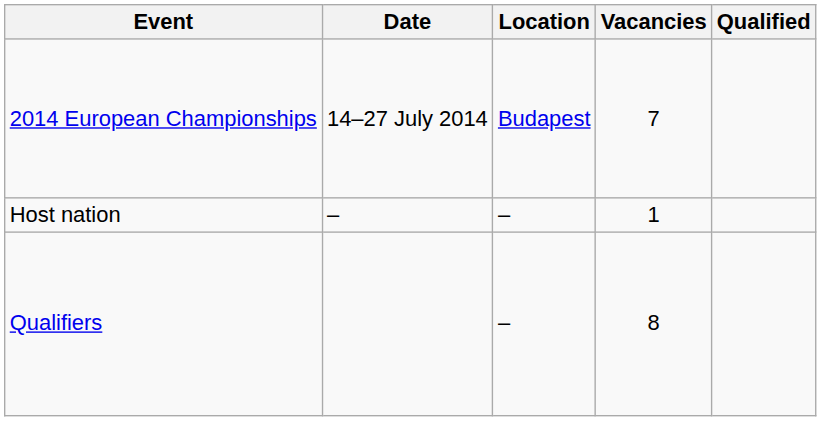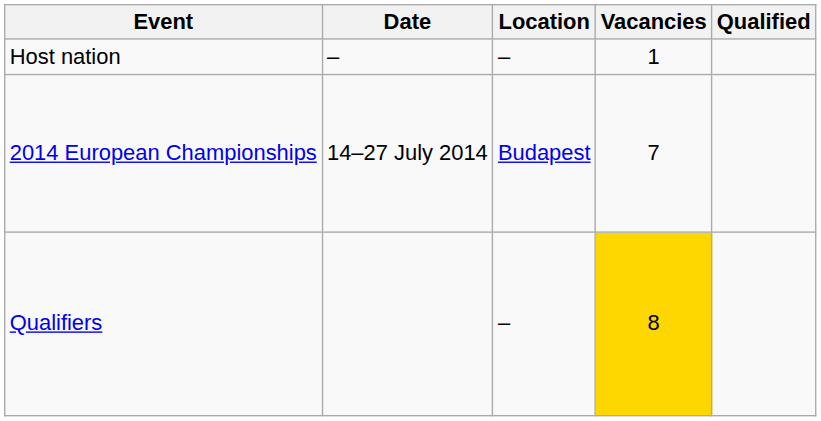rows swapped: (65, 214) <-> (163, 118)
(654, 323) no background -> (654, 323) gold background
